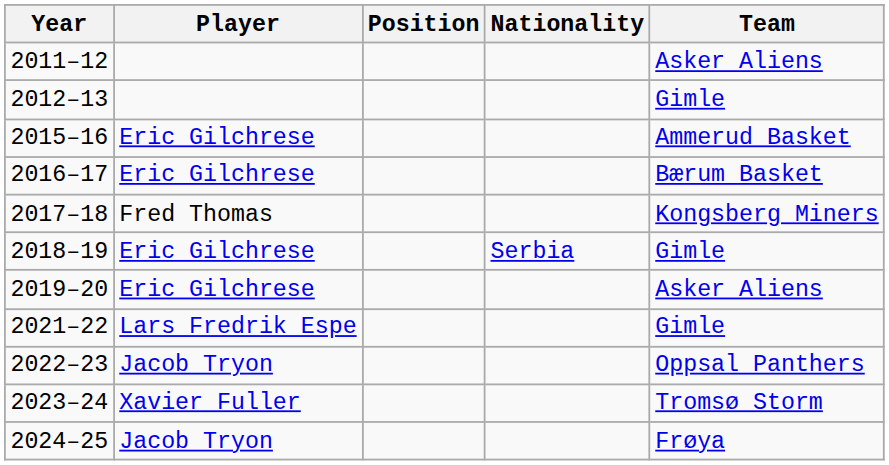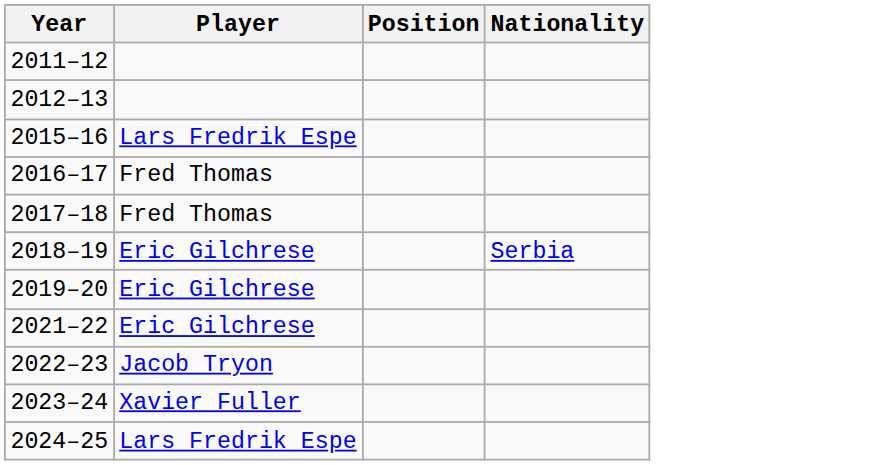- column: (767, 24)
(217, 138) Eric Gilchrese -> (238, 138) Lars Fredrik Espe
(217, 176) Eric Gilchrese -> (196, 176) Fred Thomas
(238, 327) Lars Fredrik Espe -> (217, 327) Eric Gilchrese
(196, 441) Jacob Tryon -> (238, 441) Lars Fredrik Espe
